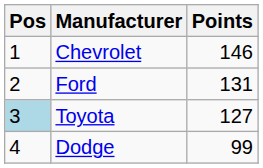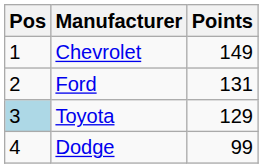(236, 52) 146 -> (236, 52) 149
(236, 116) 127 -> (236, 116) 129
